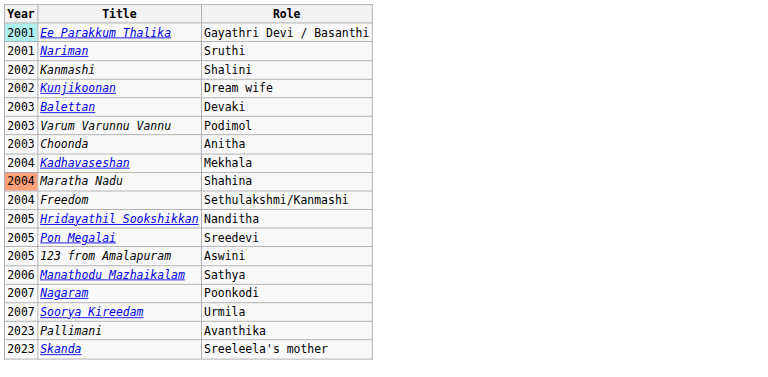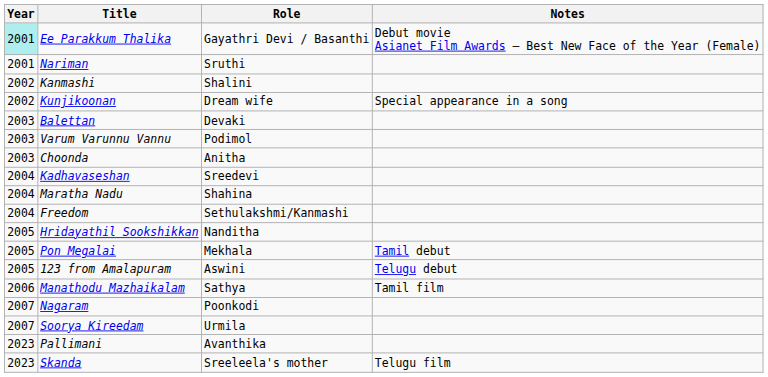+ column: (568, 14)
(228, 163) Mekhala -> (232, 176) Sreedevi
(21, 182) lightsalmon background -> (21, 195) no background
(232, 238) Sreedevi -> (228, 251) Mekhala
